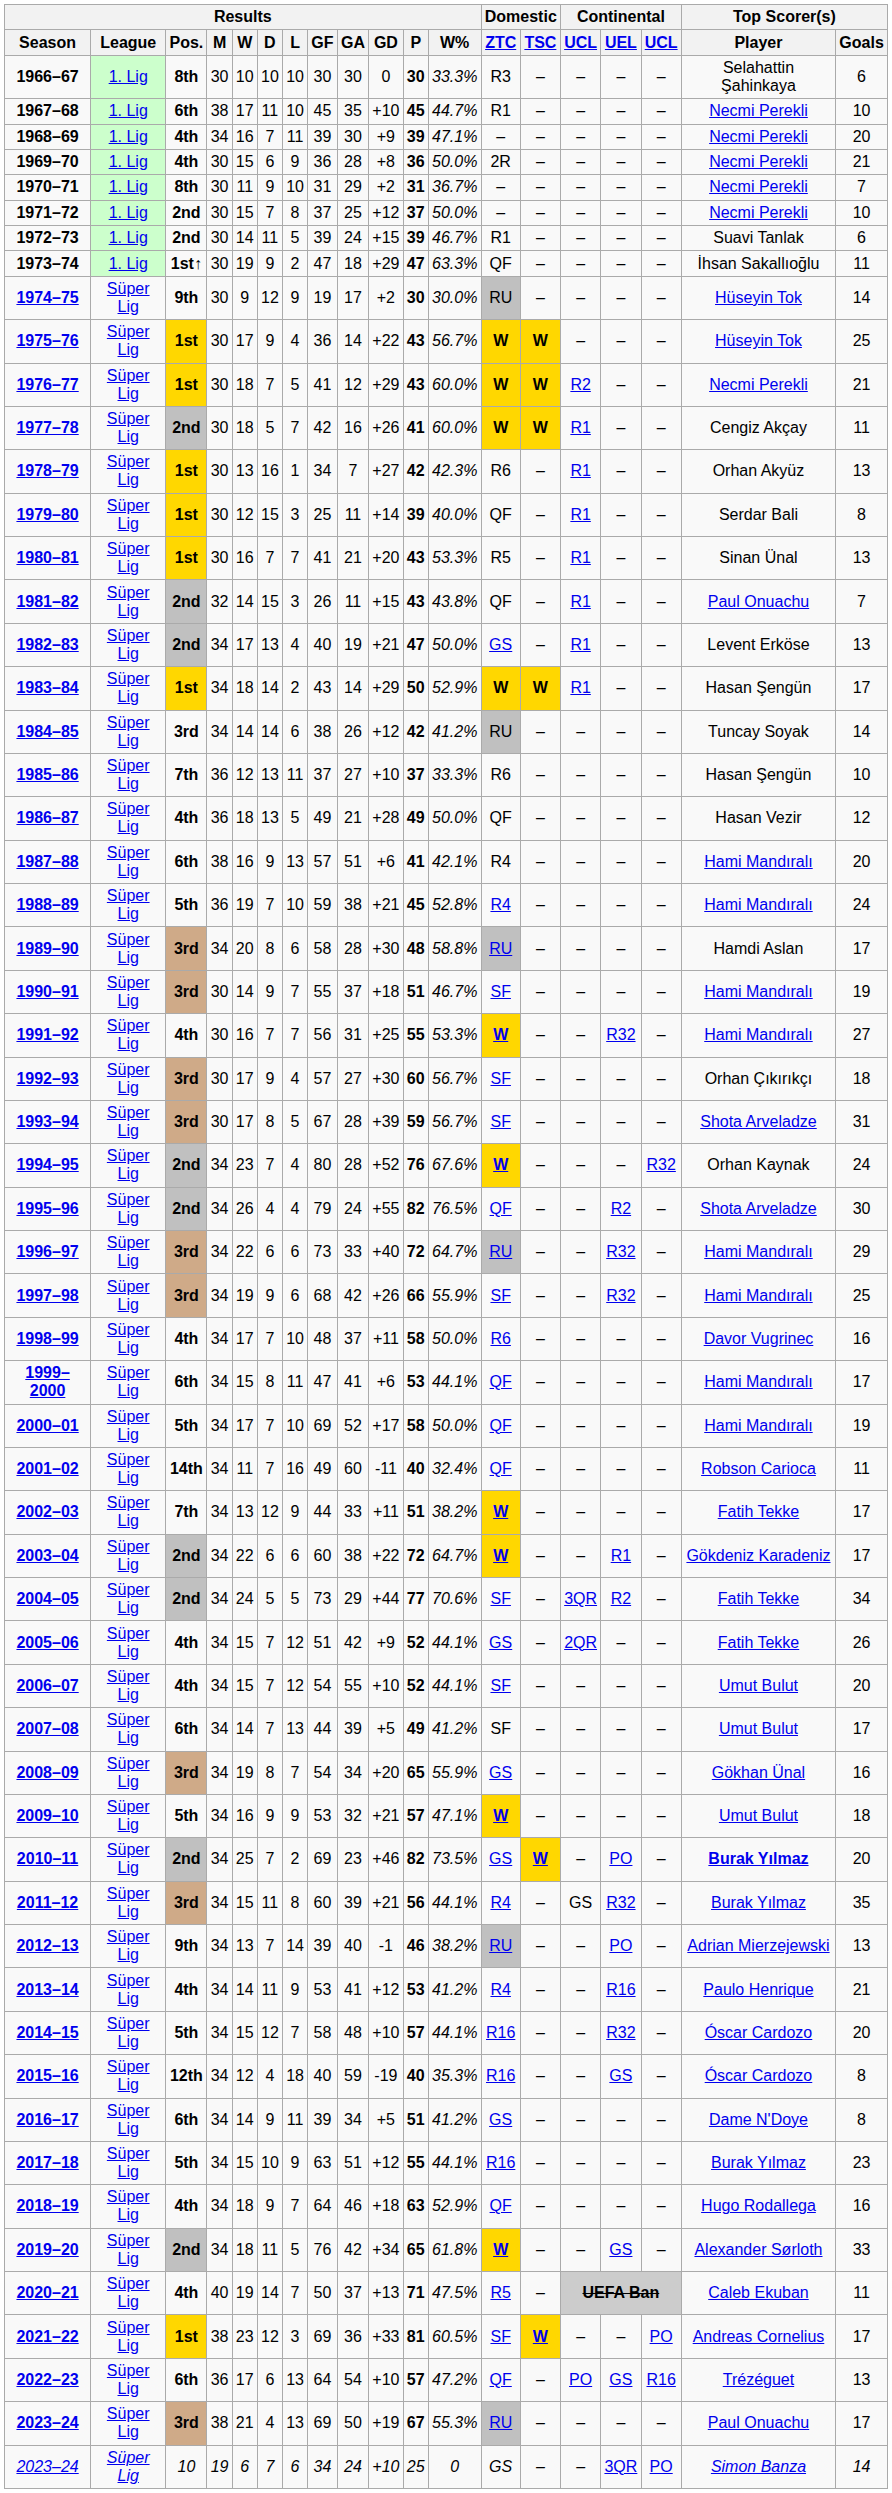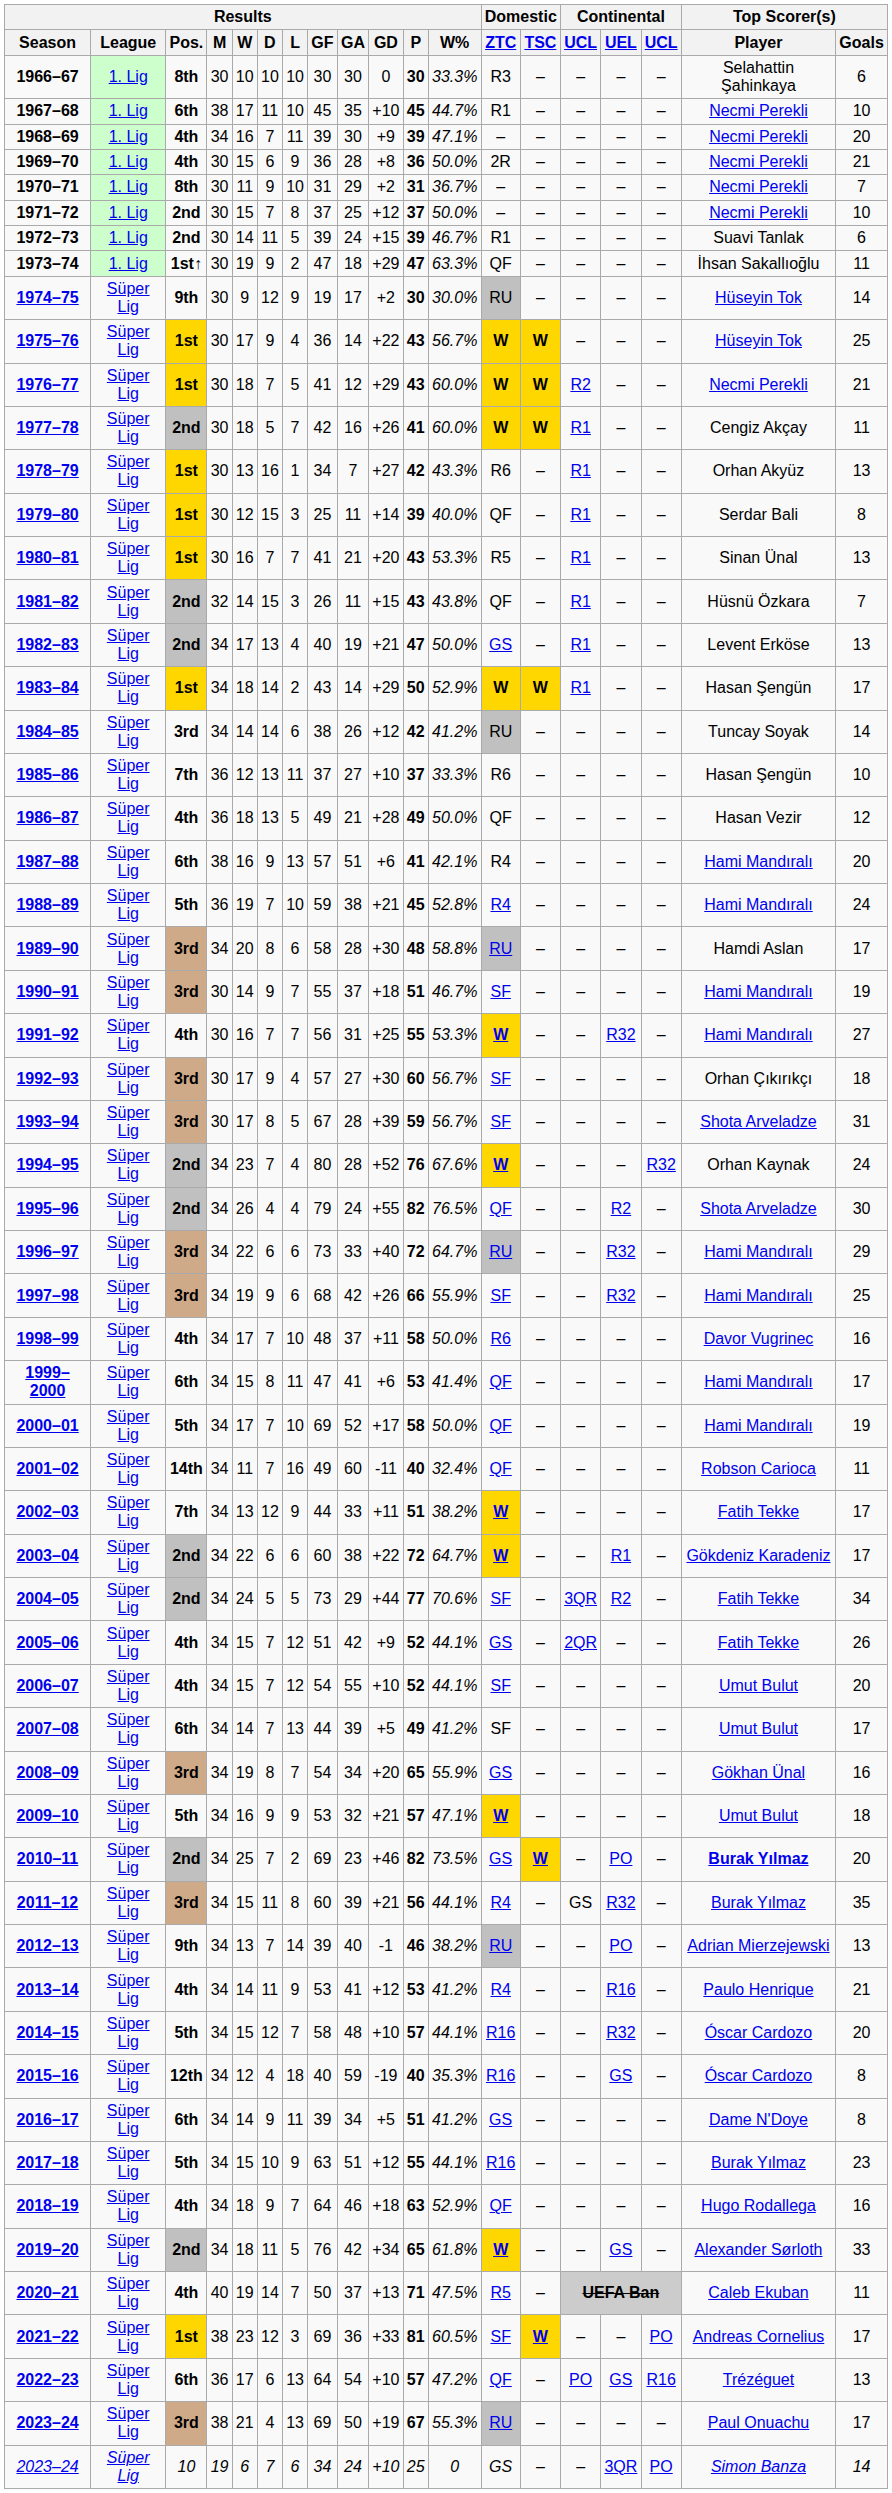(455, 471) 42.3% -> (455, 471) 43.3%
(758, 601) Paul Onuachu -> (758, 601) Hüsnü Özkara
(455, 1382) 44.1% -> (455, 1382) 41.4%
